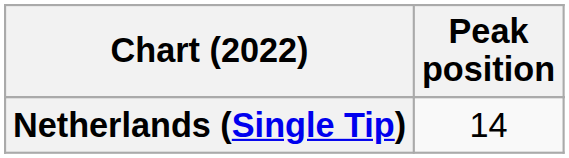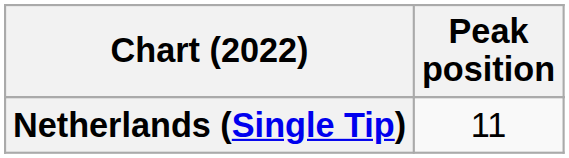(488, 124) 14 -> (488, 124) 11
